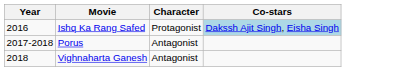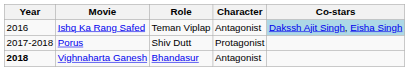+ column: (181, 12)
(176, 27) Protagonist -> (238, 27) Antagonist
(175, 43) Antagonist -> (240, 43) Protagonist
(17, 58) normal -> (17, 58) bold
